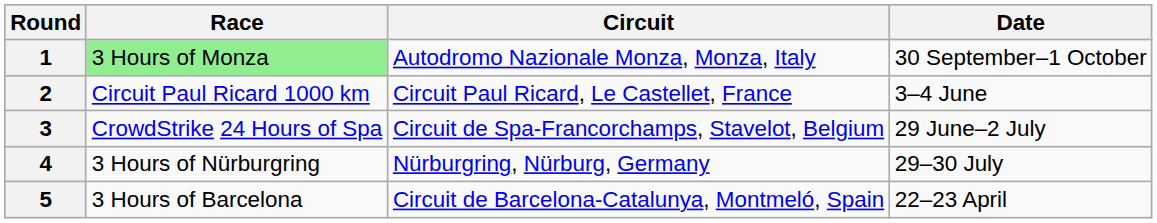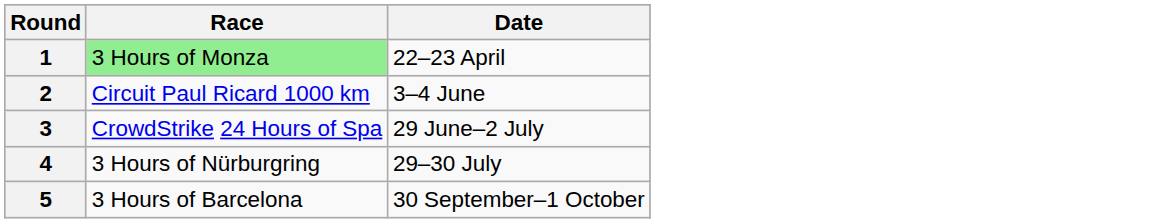- column: (639, 22)
(1021, 57) 30 September–1 October -> (449, 57) 22–23 April
(951, 199) 22–23 April -> (519, 199) 30 September–1 October
